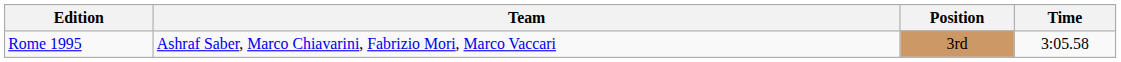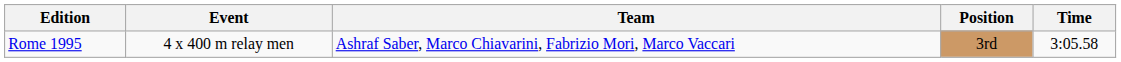+ column: (229, 17)
